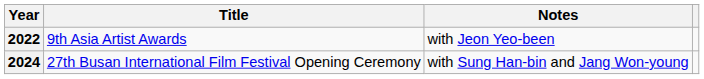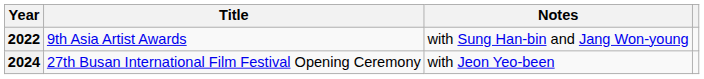(491, 39) with Jeon Yeo-been -> (558, 39) with Sung Han-bin and Jang Won-young
(558, 62) with Sung Han-bin and Jang Won-young -> (491, 62) with Jeon Yeo-been
